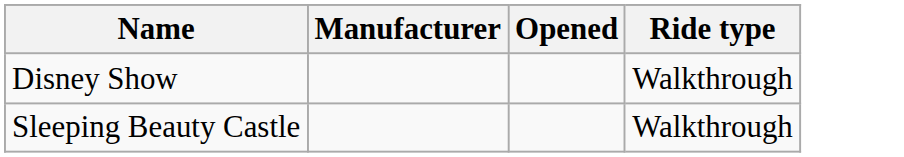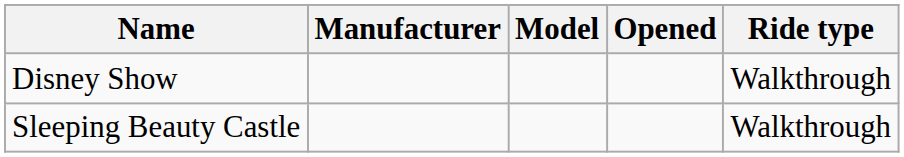+ column: (557, 28)
